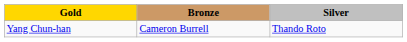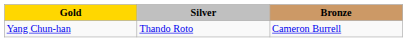columns swapped: (336, 12) <-> (203, 12)
